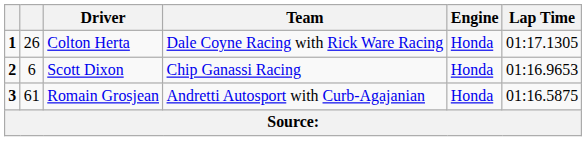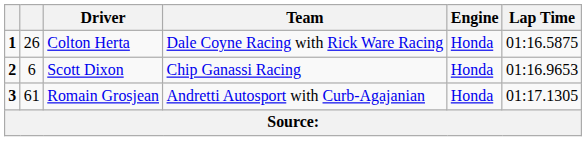(542, 43) 01:17.1305 -> (542, 43) 01:16.5875
(542, 95) 01:16.5875 -> (542, 95) 01:17.1305
